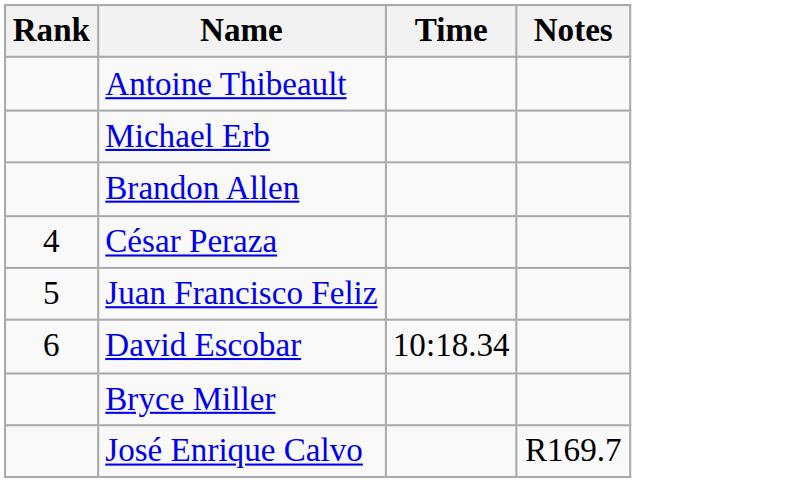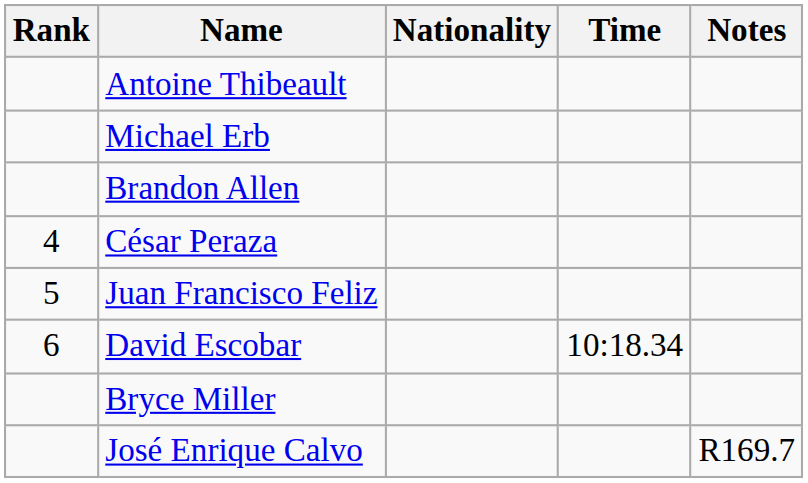+ column: (472, 30)
